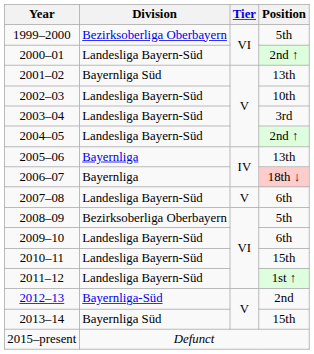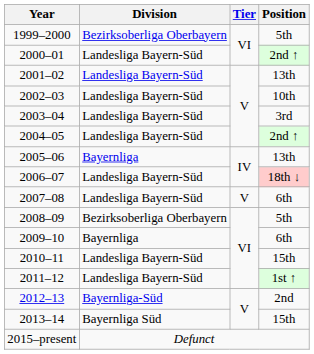(122, 75) Bayernliga Süd -> (142, 75) Landesliga Bayern-Süd
(110, 177) Bayernliga -> (142, 177) Landesliga Bayern-Süd
(142, 237) Landesliga Bayern-Süd -> (110, 237) Bayernliga
